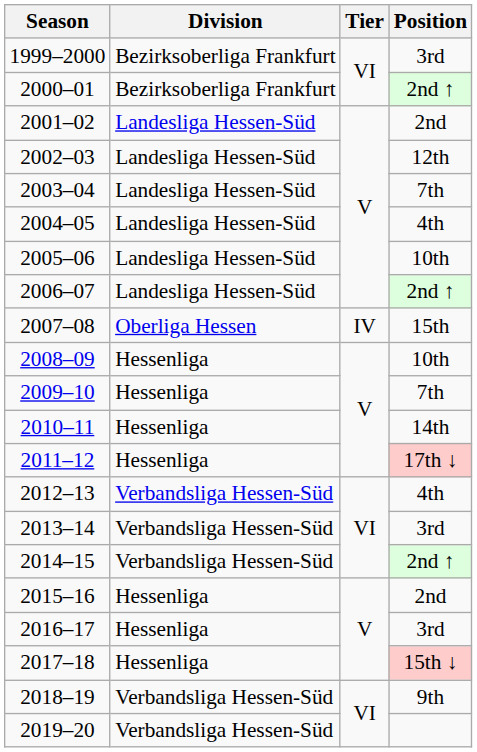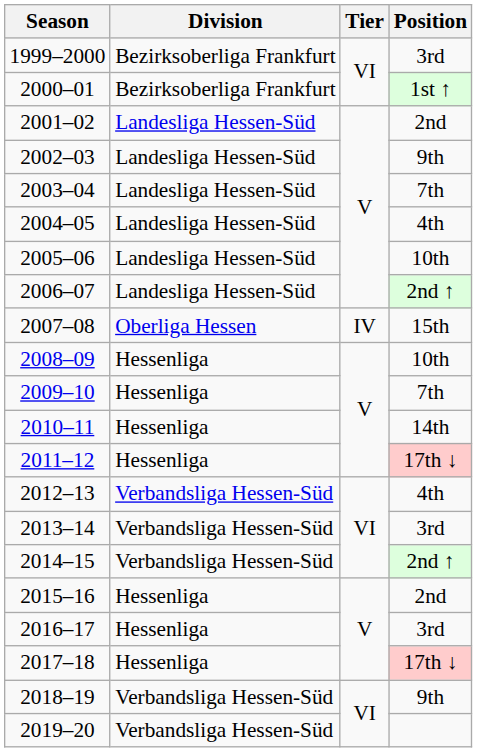(430, 88) 2nd ↑ -> (430, 88) 1st ↑
(430, 156) 12th -> (430, 156) 9th
(430, 662) 15th ↓ -> (430, 662) 17th ↓
